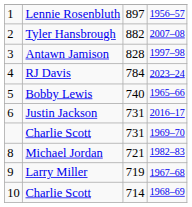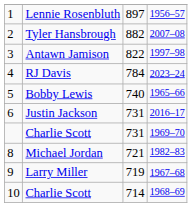(135, 53) 828 -> (135, 53) 822
